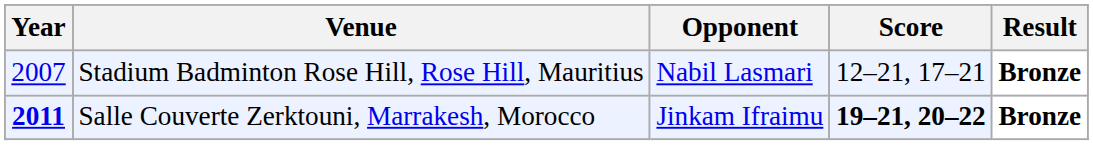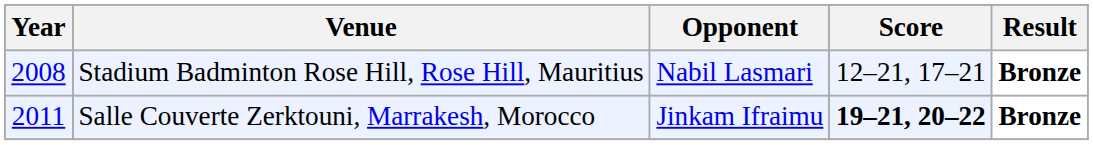(39, 72) 2007 -> (39, 72) 2008
(39, 117) bold -> (39, 117) normal
